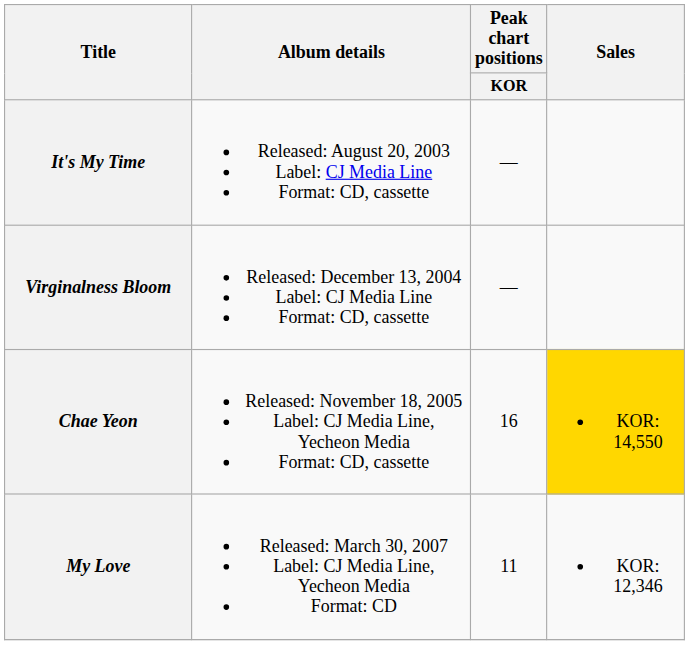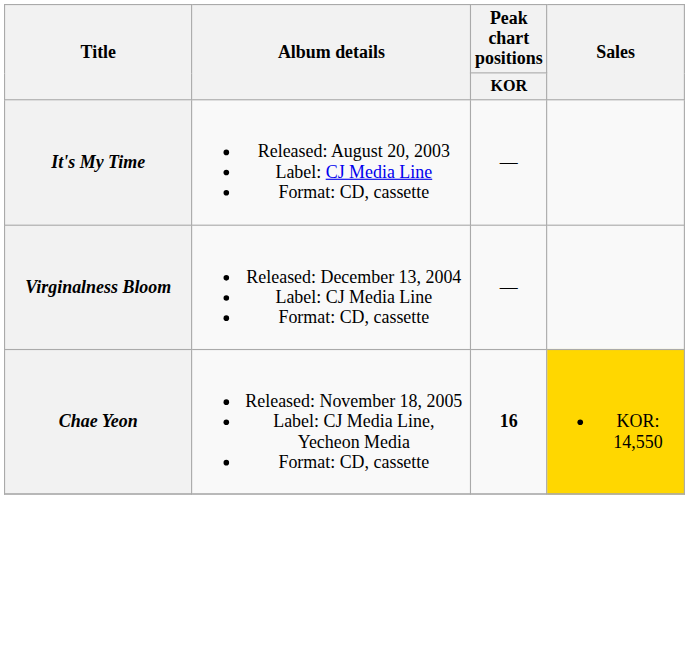(509, 421) normal -> (509, 421) bold
- row: (98, 566)
